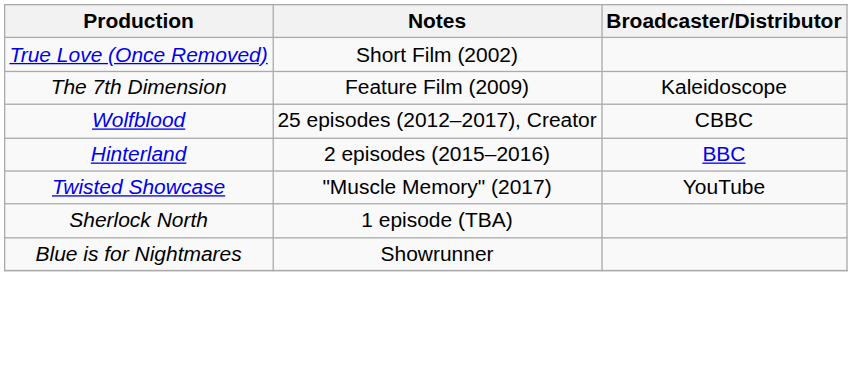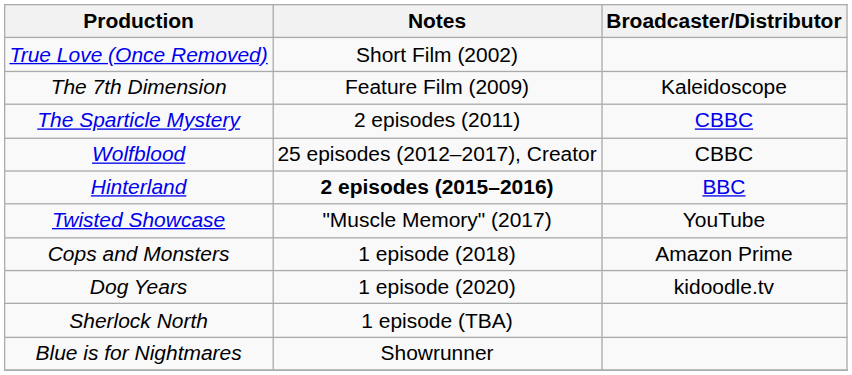+ row: (139, 120)
(437, 154) normal -> (437, 187) bold
+ row: (139, 253)
+ row: (139, 287)
